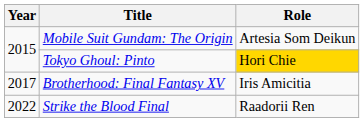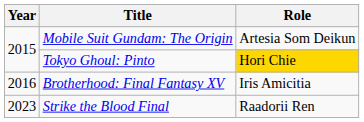(22, 83) 2017 -> (22, 83) 2016
(22, 106) 2022 -> (22, 106) 2023
